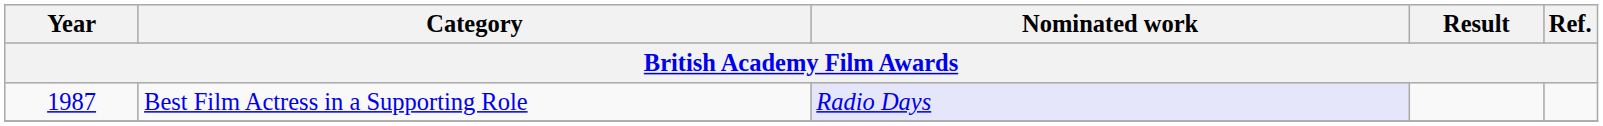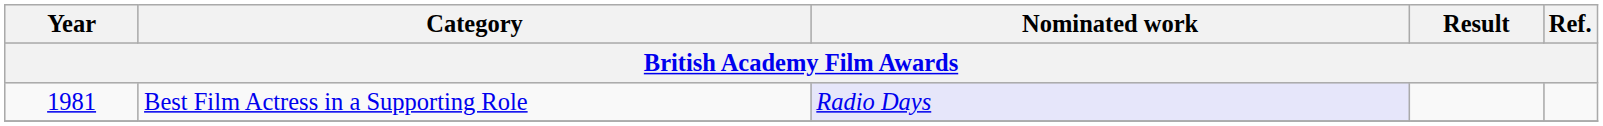(72, 101) 1987 -> (72, 101) 1981
